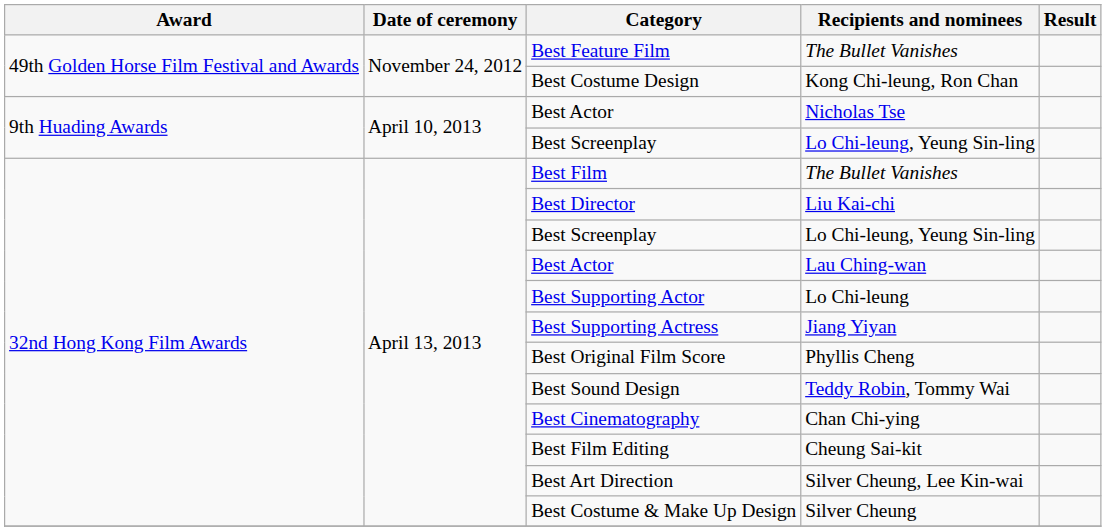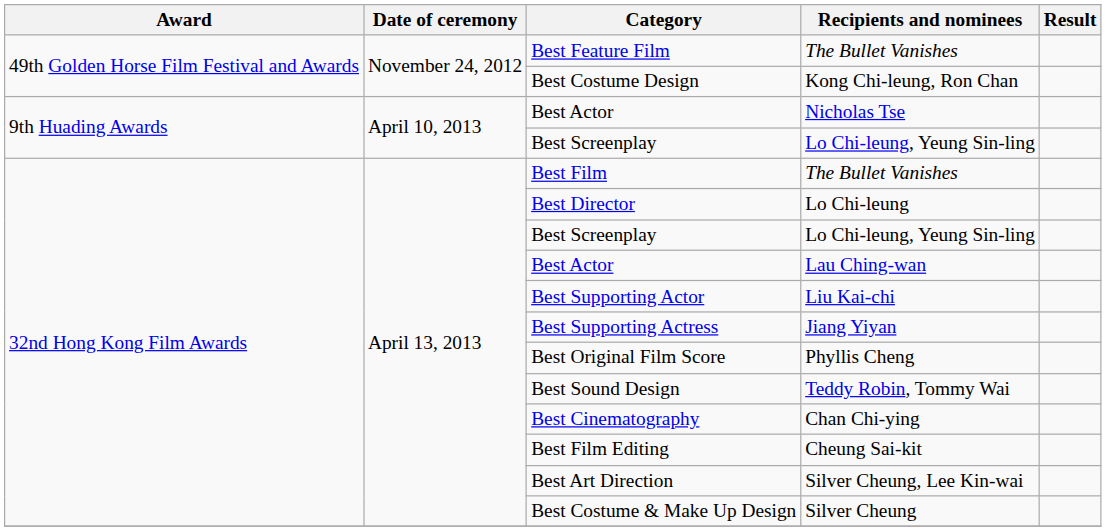(850, 204) Liu Kai-chi -> (857, 204) Lo Chi-leung
(857, 296) Lo Chi-leung -> (850, 296) Liu Kai-chi
